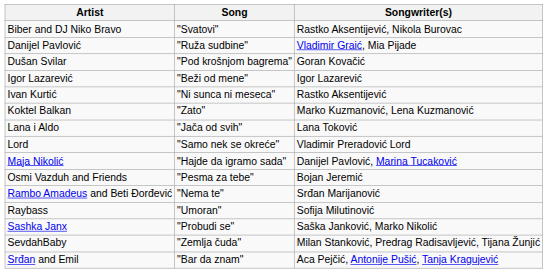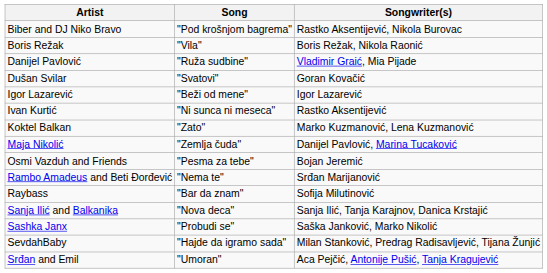(198, 29) "Svatovi" -> (234, 29) "Pod krošnjom bagrema"
+ row: (36, 45)
(234, 62) "Pod krošnjom bagrema" -> (198, 78) "Svatovi"
- row: (33, 128)
- row: (18, 144)
(232, 161) "Hajde da igramo sada" -> (209, 144) "Zemlja čuda"
(199, 210) "Umoran" -> (210, 194) "Bar da znam"
+ row: (63, 210)
(209, 243) "Zemlja čuda" -> (232, 243) "Hajde da igramo sada"
(210, 260) "Bar da znam" -> (199, 260) "Umoran"
